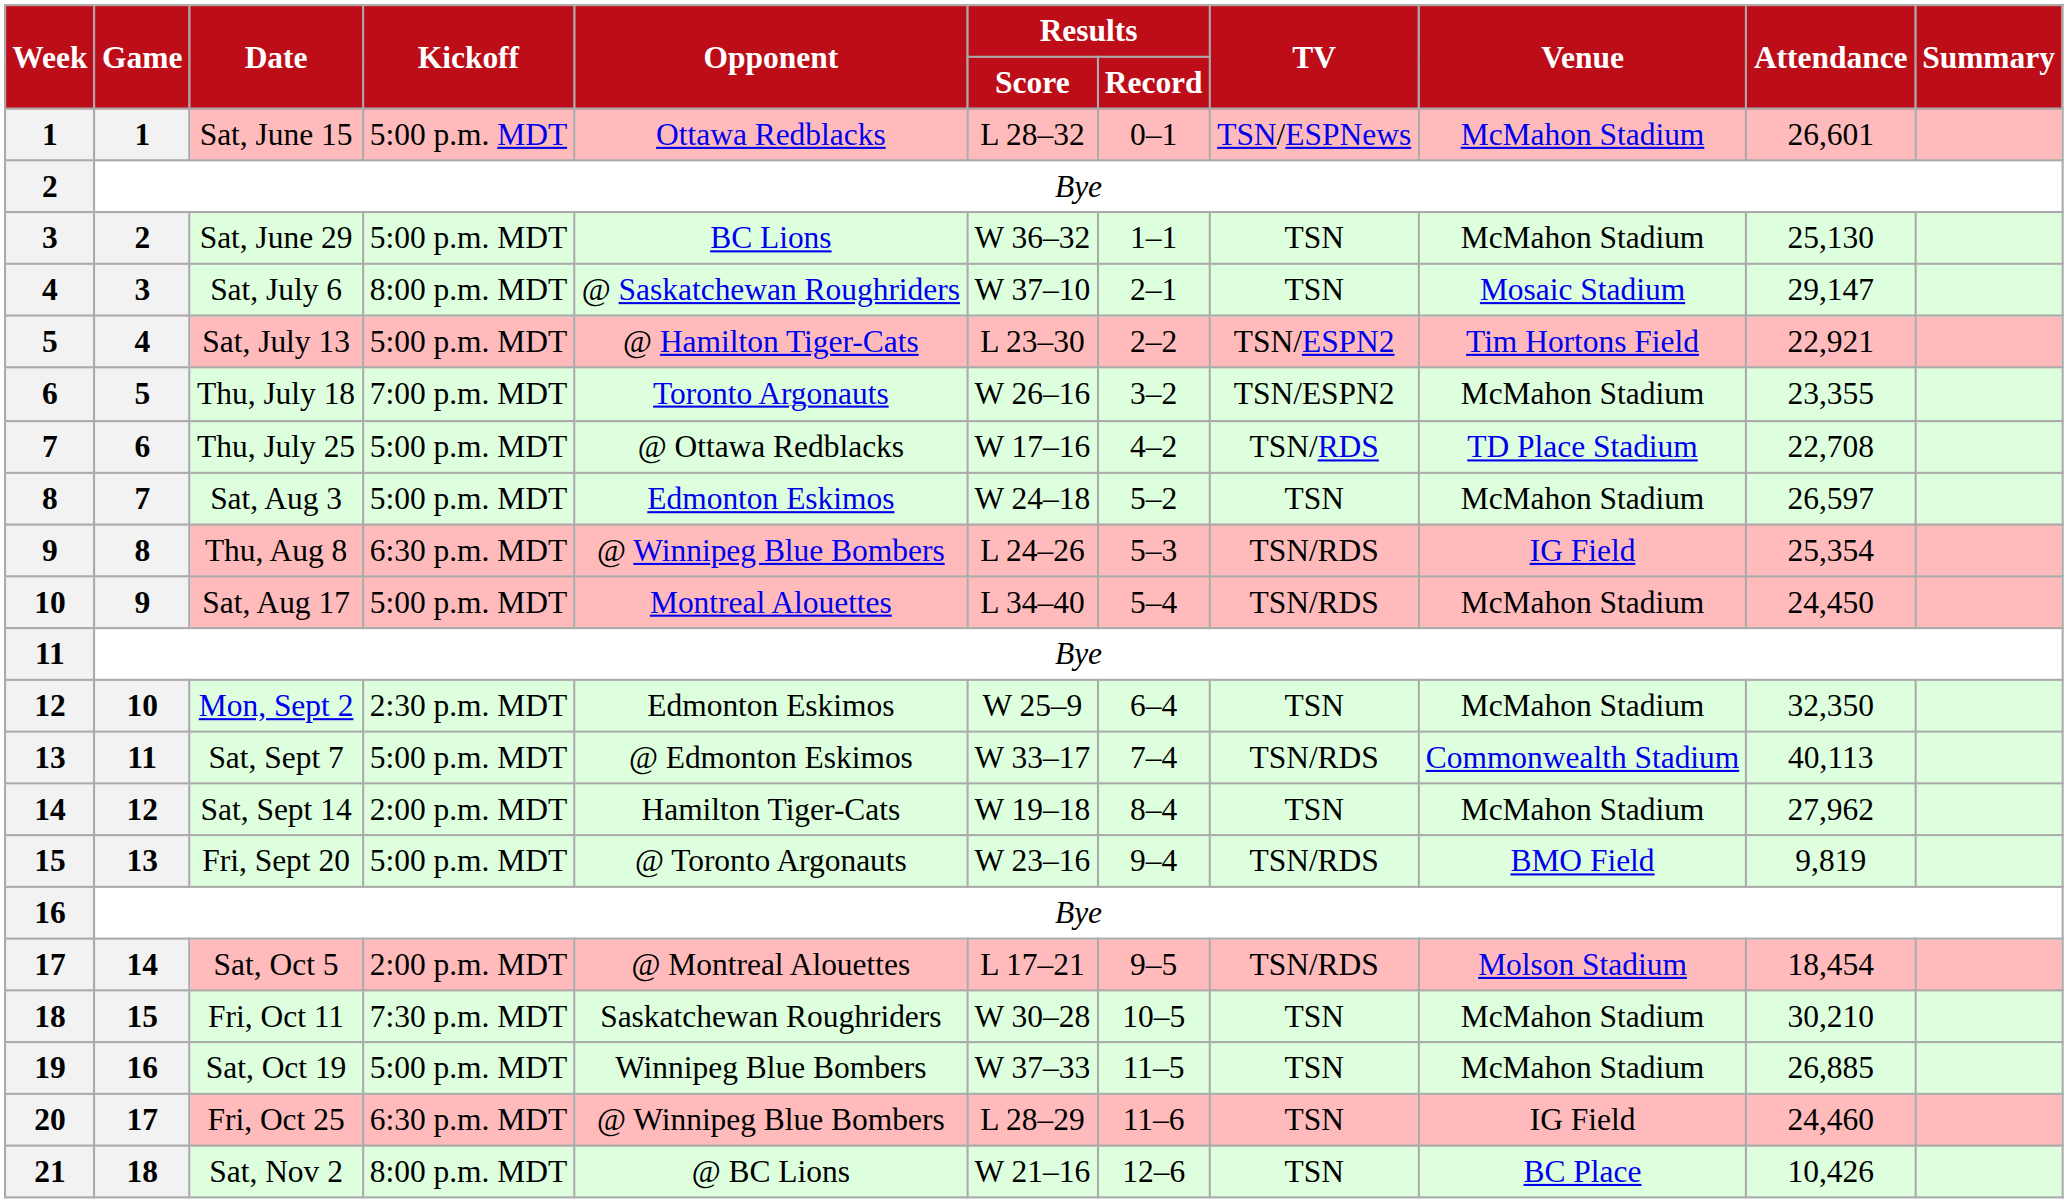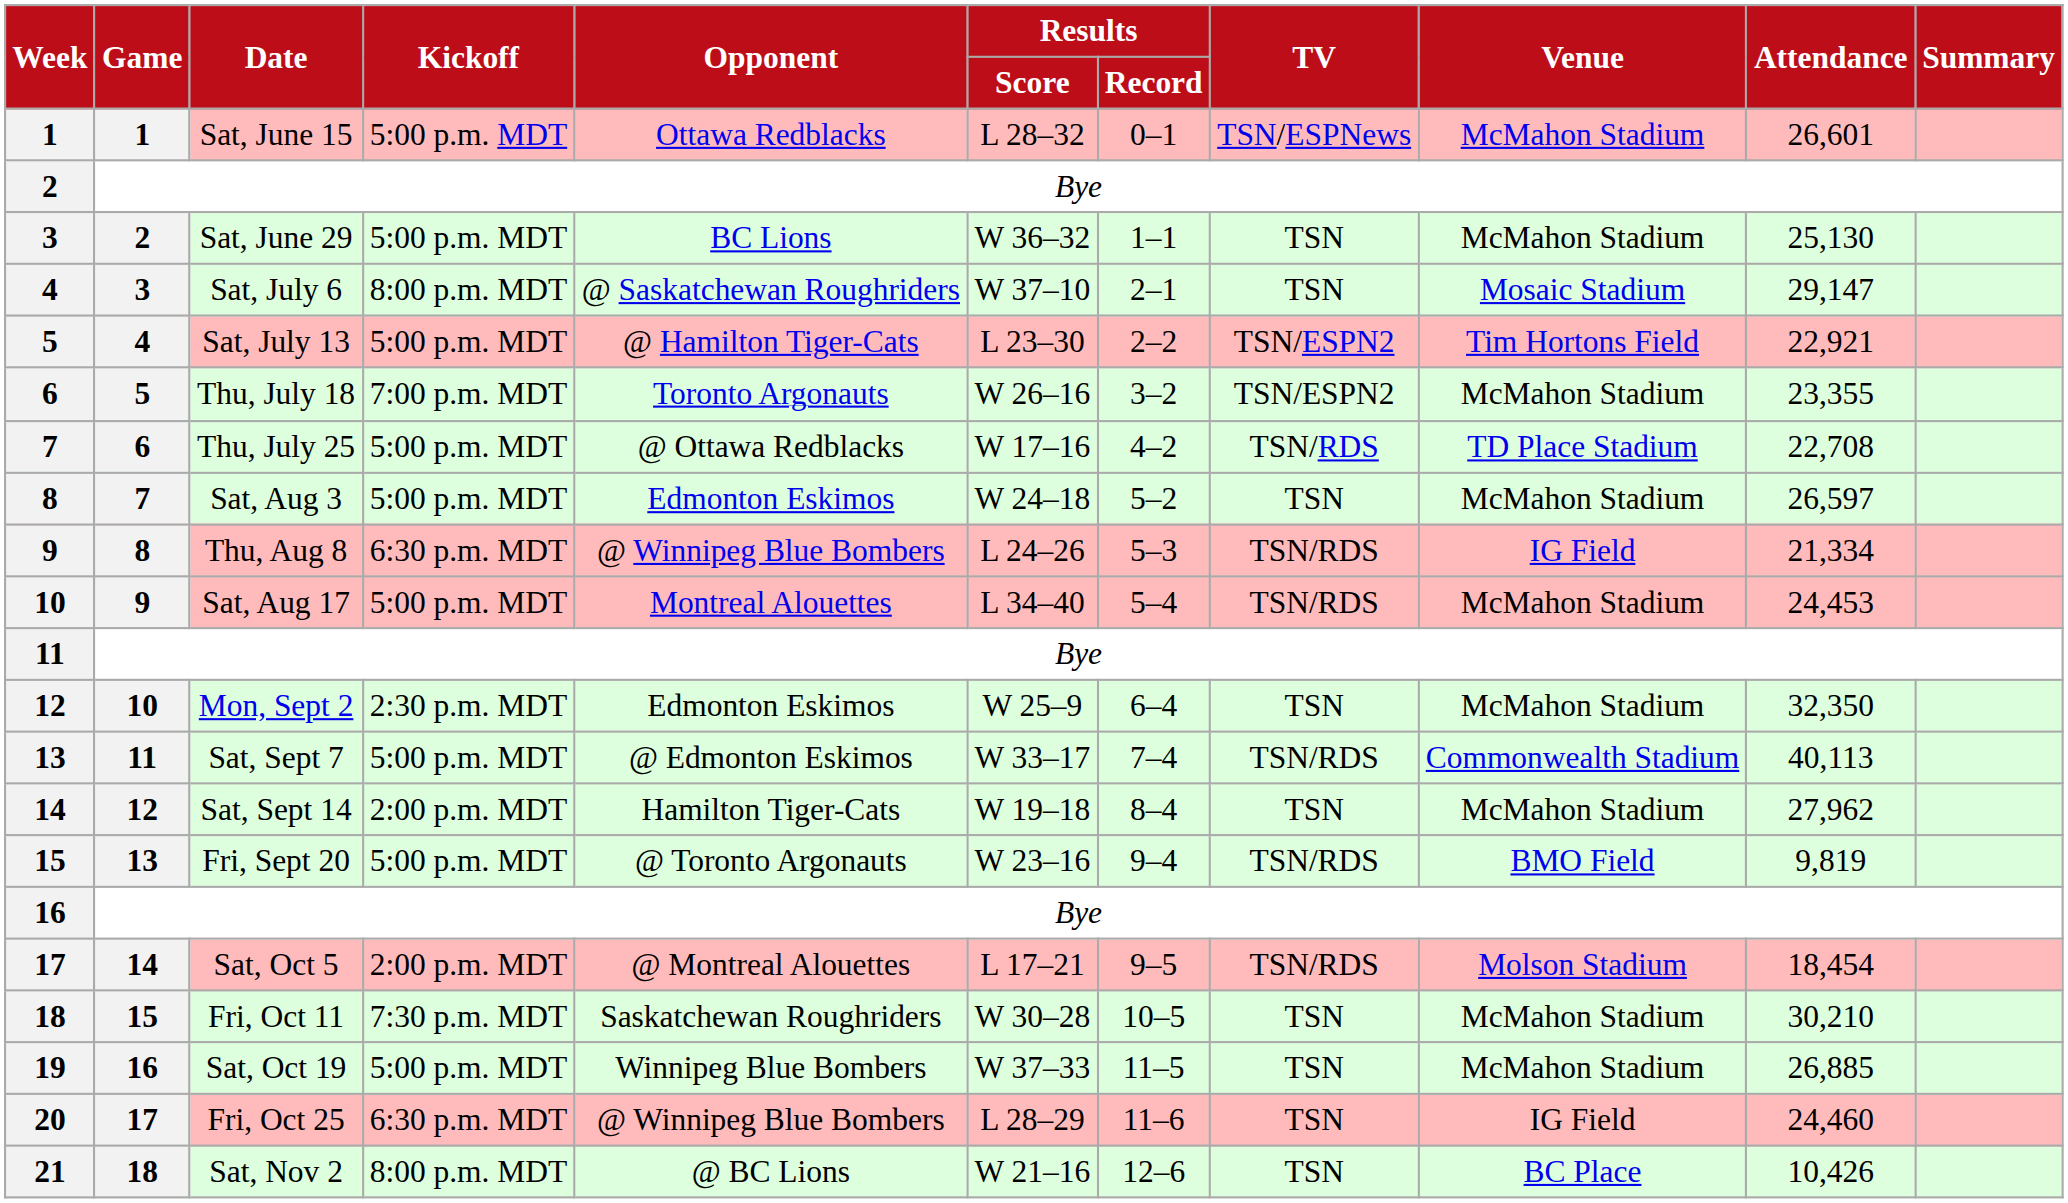(1831, 549) 25,354 -> (1831, 549) 21,334
(1831, 601) 24,450 -> (1831, 601) 24,453
